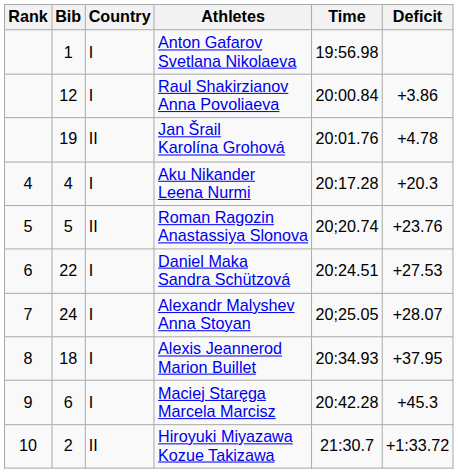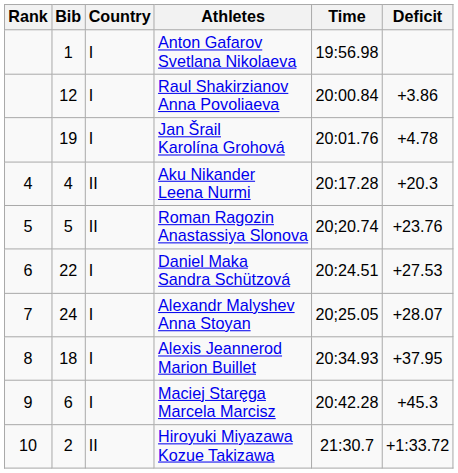(93, 139) II -> (91, 139) I
(91, 183) I -> (93, 183) II
